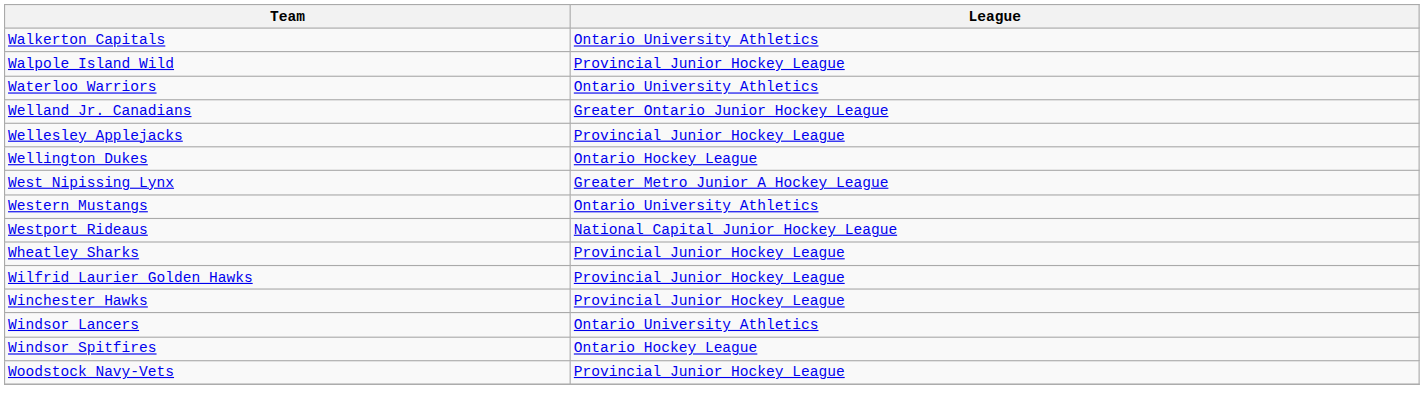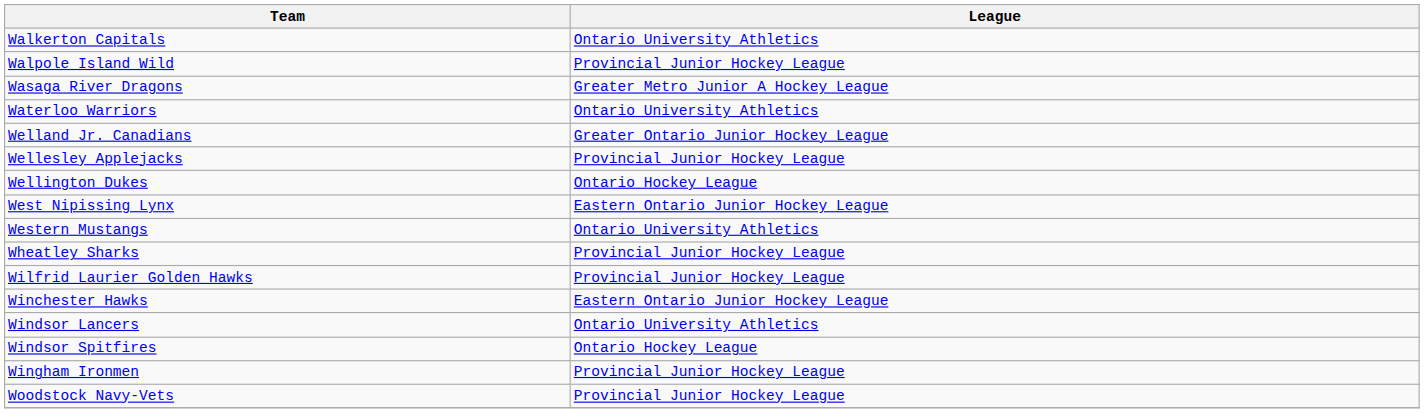+ row: (95, 88)
(731, 183) Greater Metro Junior A Hockey League -> (731, 206) Eastern Ontario Junior Hockey League
- row: (78, 230)
(709, 301) Provincial Junior Hockey League -> (731, 301) Eastern Ontario Junior Hockey League
+ row: (74, 372)
